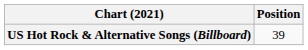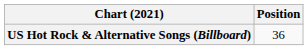(279, 34) 39 -> (279, 34) 36
